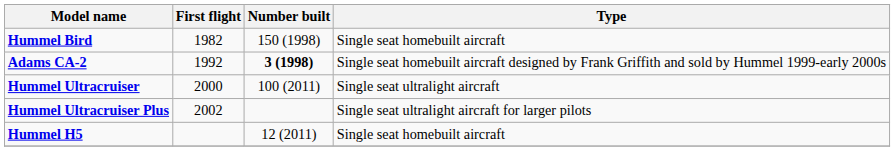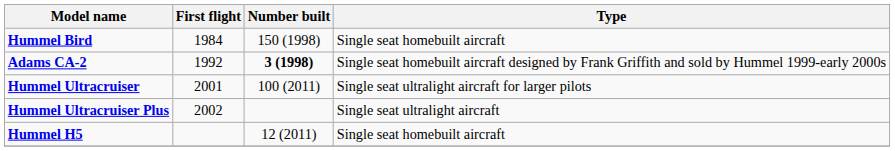(208, 40) 1982 -> (208, 40) 1984
(208, 87) 2000 -> (208, 87) 2001
(418, 87) Single seat ultralight aircraft -> (464, 87) Single seat ultralight aircraft for larger pilots
(464, 110) Single seat ultralight aircraft for larger pilots -> (418, 110) Single seat ultralight aircraft
